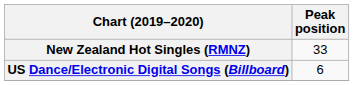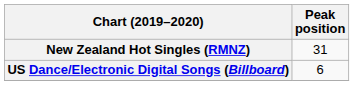(320, 49) 33 -> (320, 49) 31
